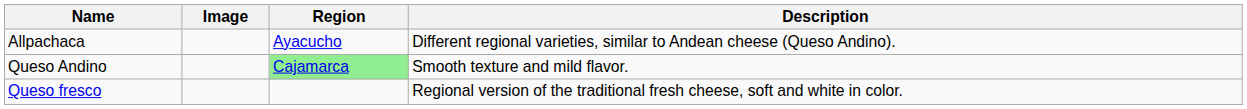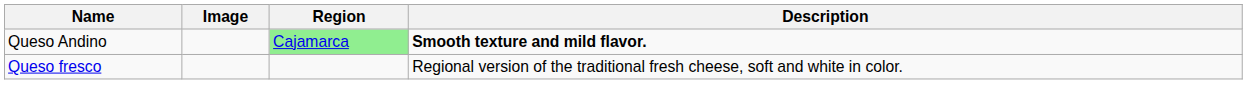- row: (46, 41)
(520, 66) normal -> (529, 41) bold
